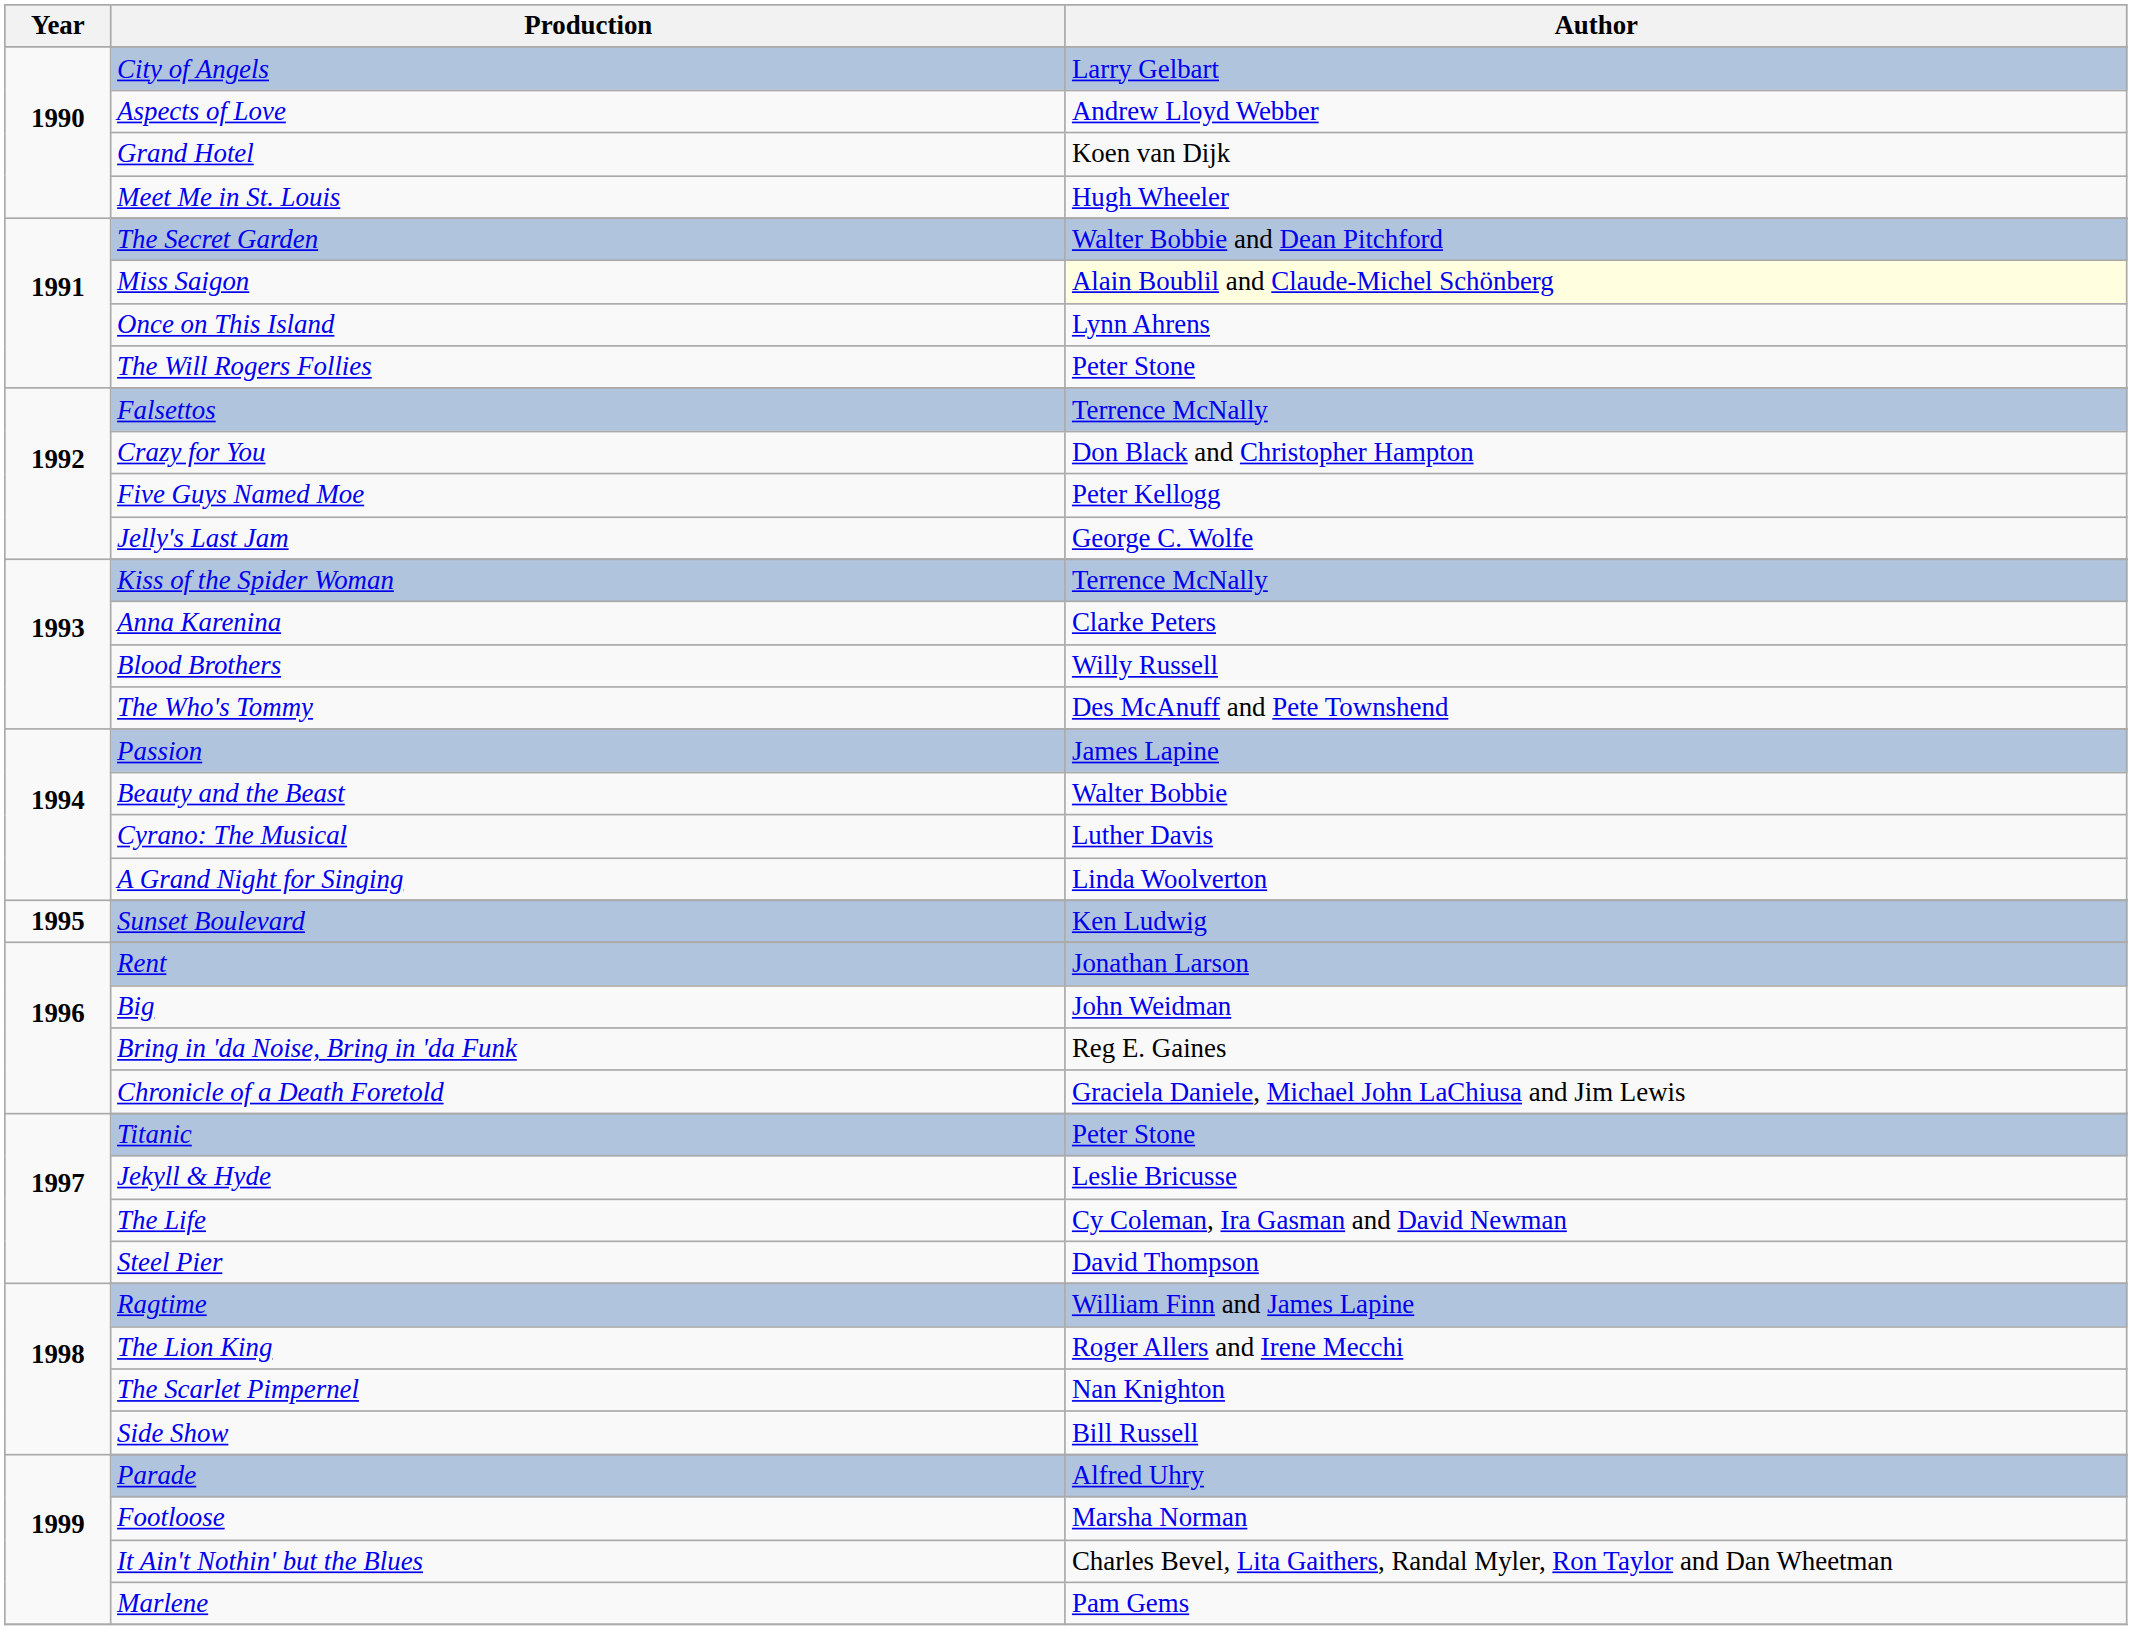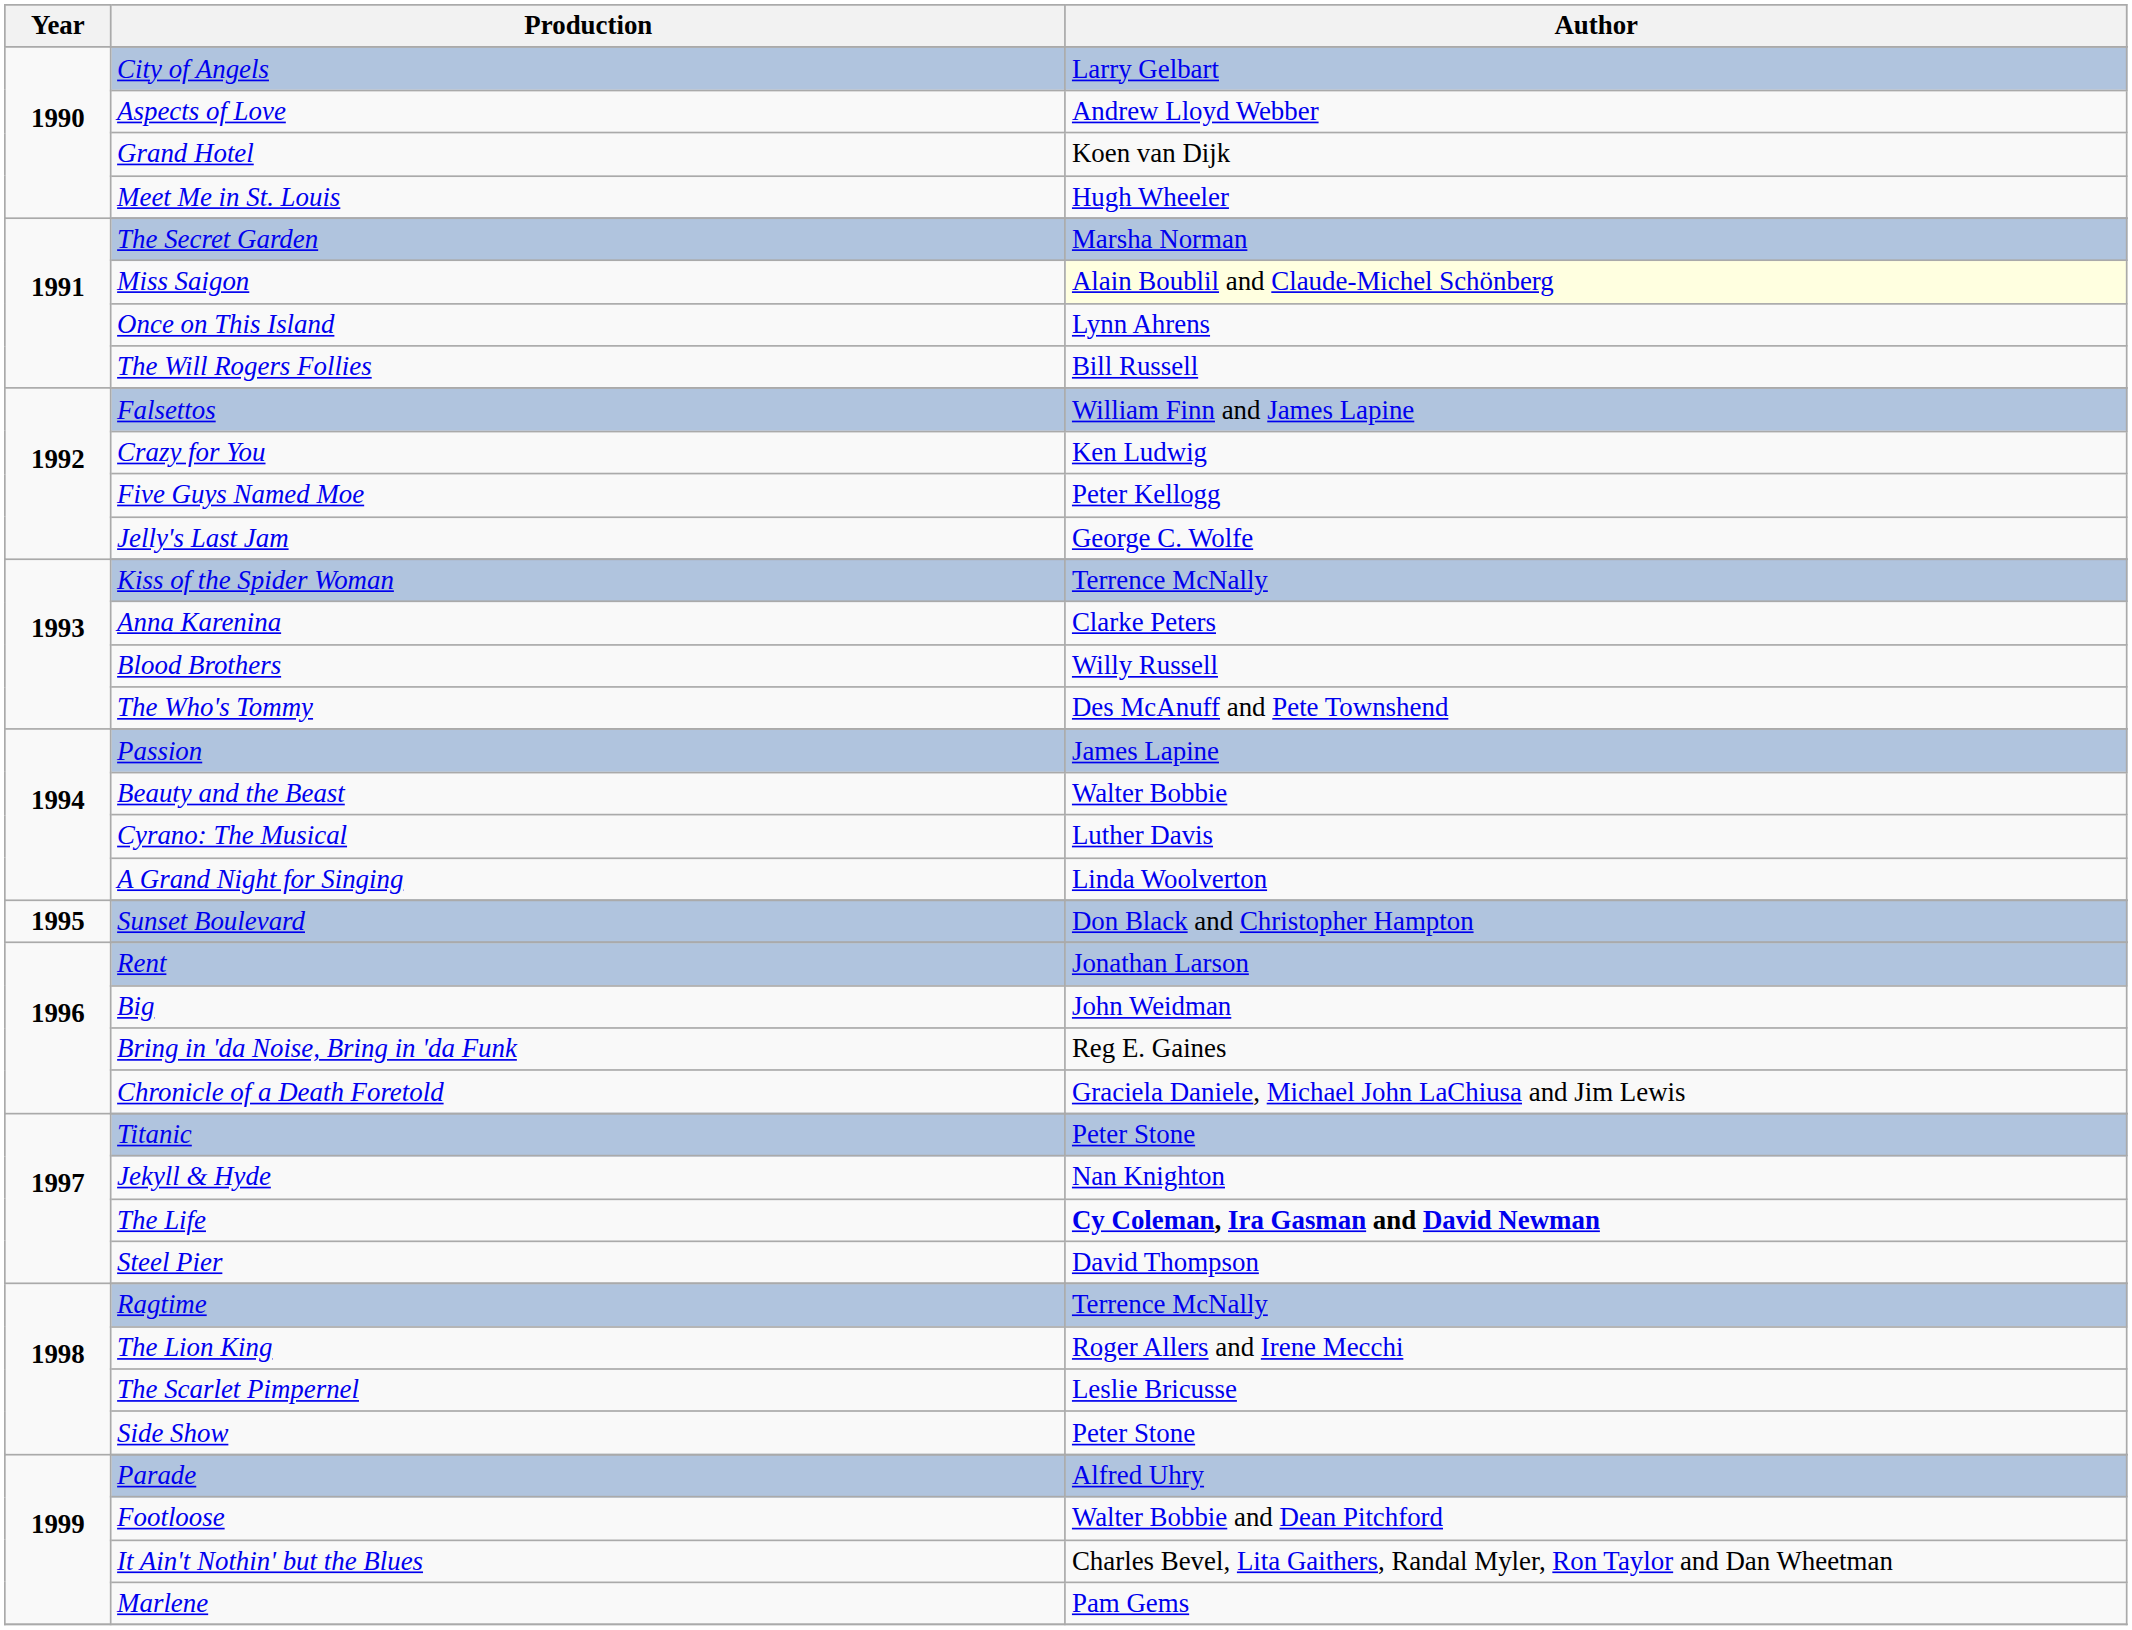(1257, 238) Walter Bobbie and Dean Pitchford -> (1160, 238) Marsha Norman
(1134, 366) Peter Stone -> (1135, 366) Bill Russell
(1170, 409) Terrence McNally -> (1243, 409) William Finn and James Lapine
(1273, 452) Don Black and Christopher Hampton -> (1139, 452) Ken Ludwig
(1139, 921) Ken Ludwig -> (1273, 921) Don Black and Christopher Hampton
(1154, 1176) Leslie Bricusse -> (1148, 1176) Nan Knighton
(1319, 1219) normal -> (1336, 1219) bold
(1243, 1304) William Finn and James Lapine -> (1170, 1304) Terrence McNally
(1148, 1389) Nan Knighton -> (1154, 1389) Leslie Bricusse
(1135, 1432) Bill Russell -> (1134, 1432) Peter Stone
(1160, 1517) Marsha Norman -> (1257, 1517) Walter Bobbie and Dean Pitchford
